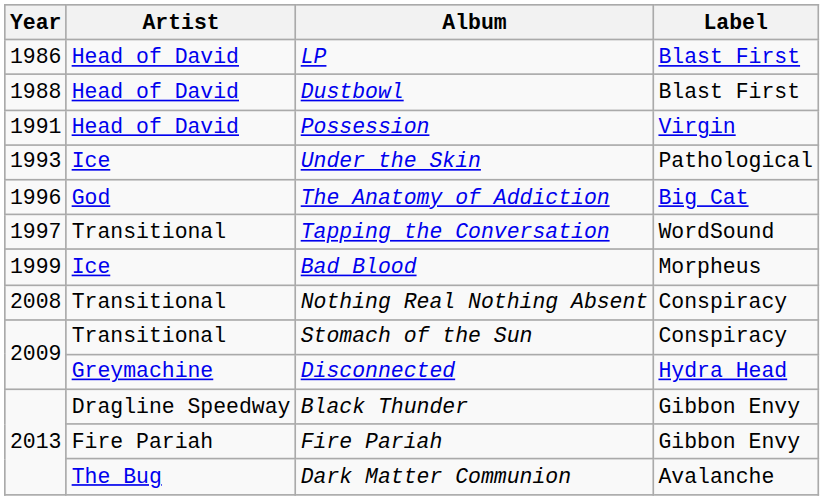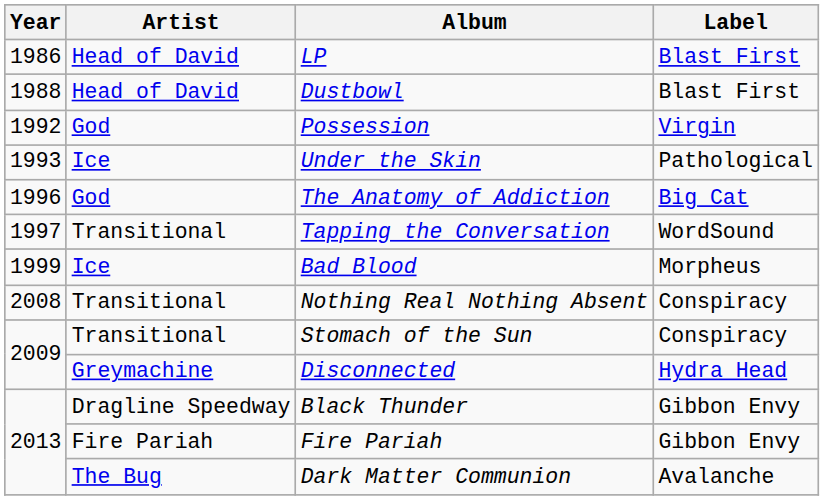(36, 127) 1991 -> (36, 127) 1992
(155, 127) Head of David -> (91, 127) God
